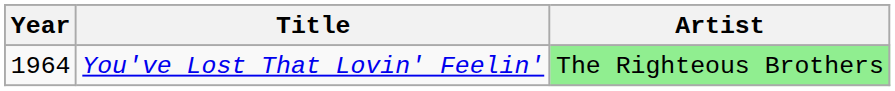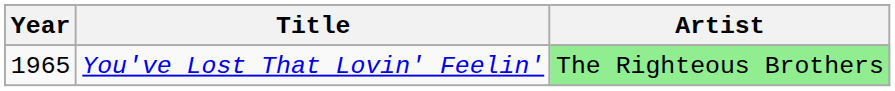(41, 66) 1964 -> (41, 66) 1965
